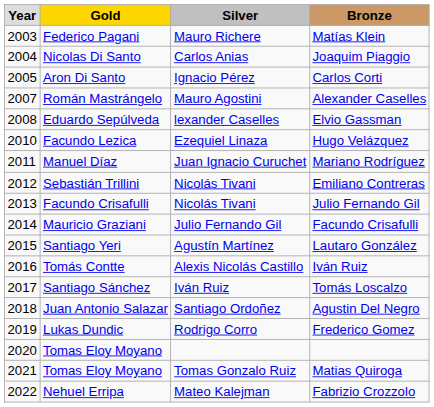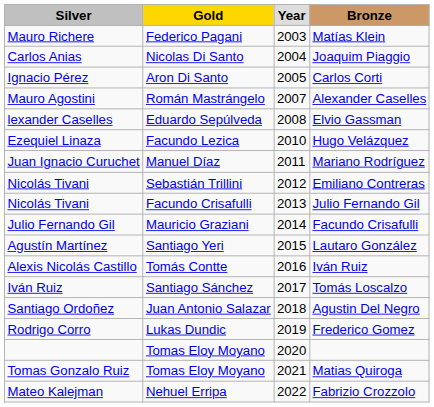columns swapped: (22, 15) <-> (240, 15)
